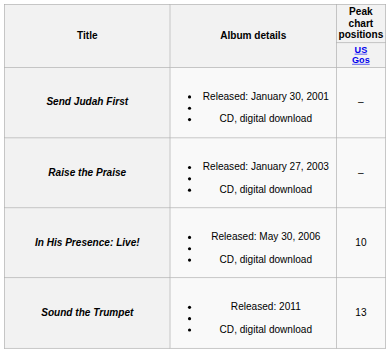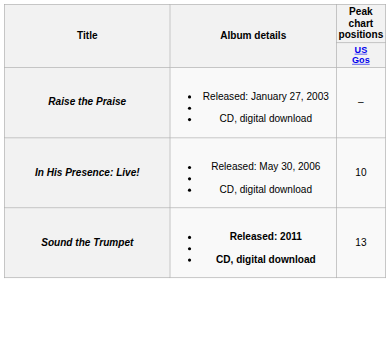- row: (87, 102)
(253, 319) normal -> (253, 248) bold
